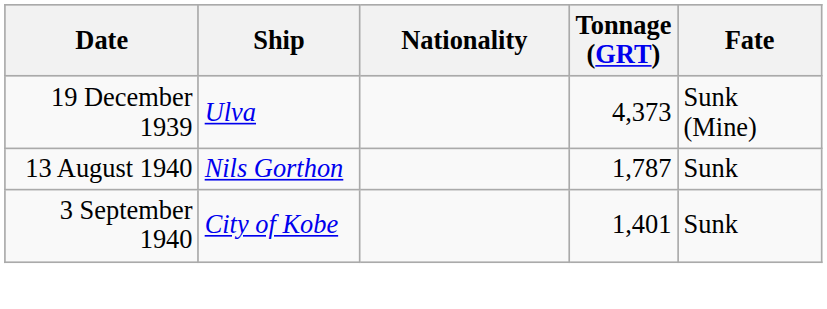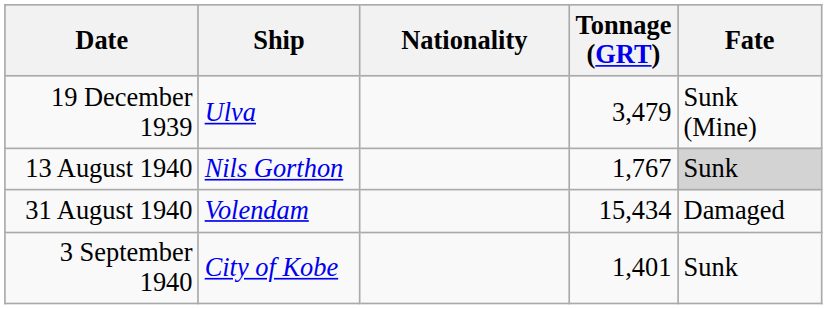(642, 111) 4,373 -> (642, 111) 3,479
(642, 168) 1,787 -> (642, 168) 1,767
(711, 168) no background -> (711, 168) lightgrey background
+ row: (109, 210)
